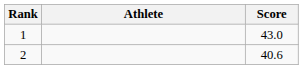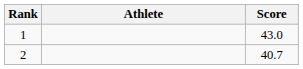(272, 54) 40.6 -> (272, 54) 40.7
